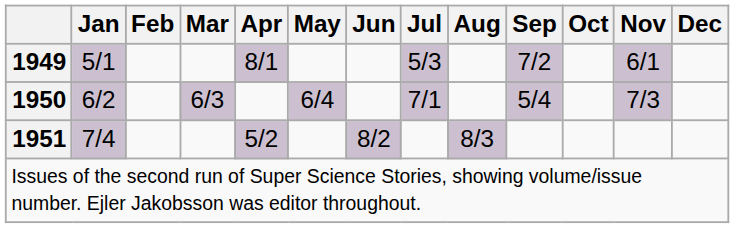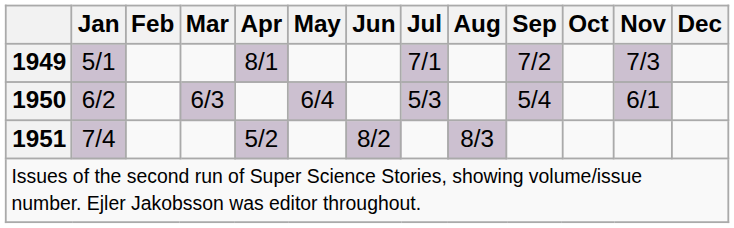(425, 62) 5/3 -> (425, 62) 7/1
(643, 62) 6/1 -> (643, 62) 7/3
(425, 100) 7/1 -> (425, 100) 5/3
(643, 100) 7/3 -> (643, 100) 6/1
